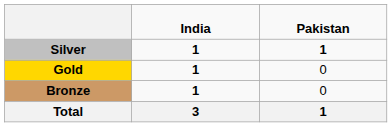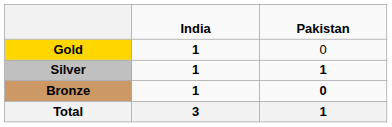rows swapped: (68, 70) <-> (68, 49)
(323, 91) normal -> (323, 91) bold
